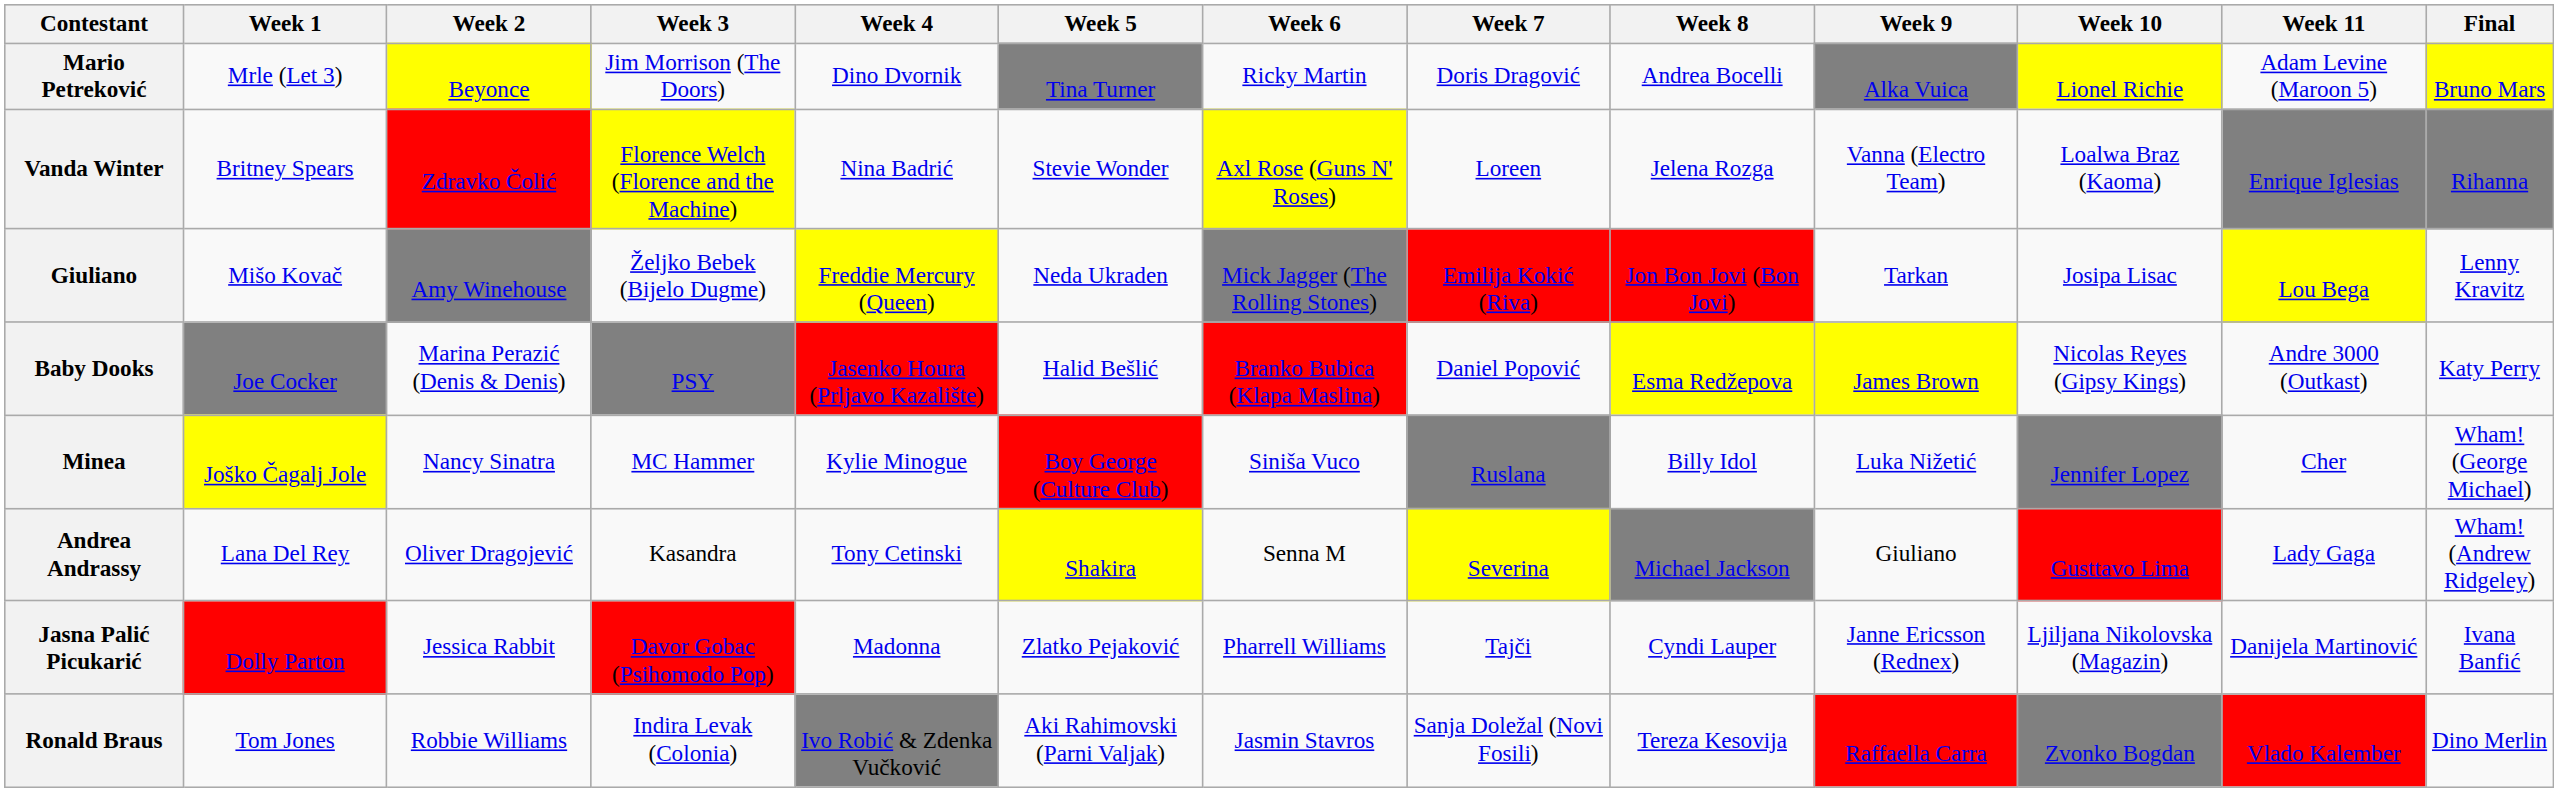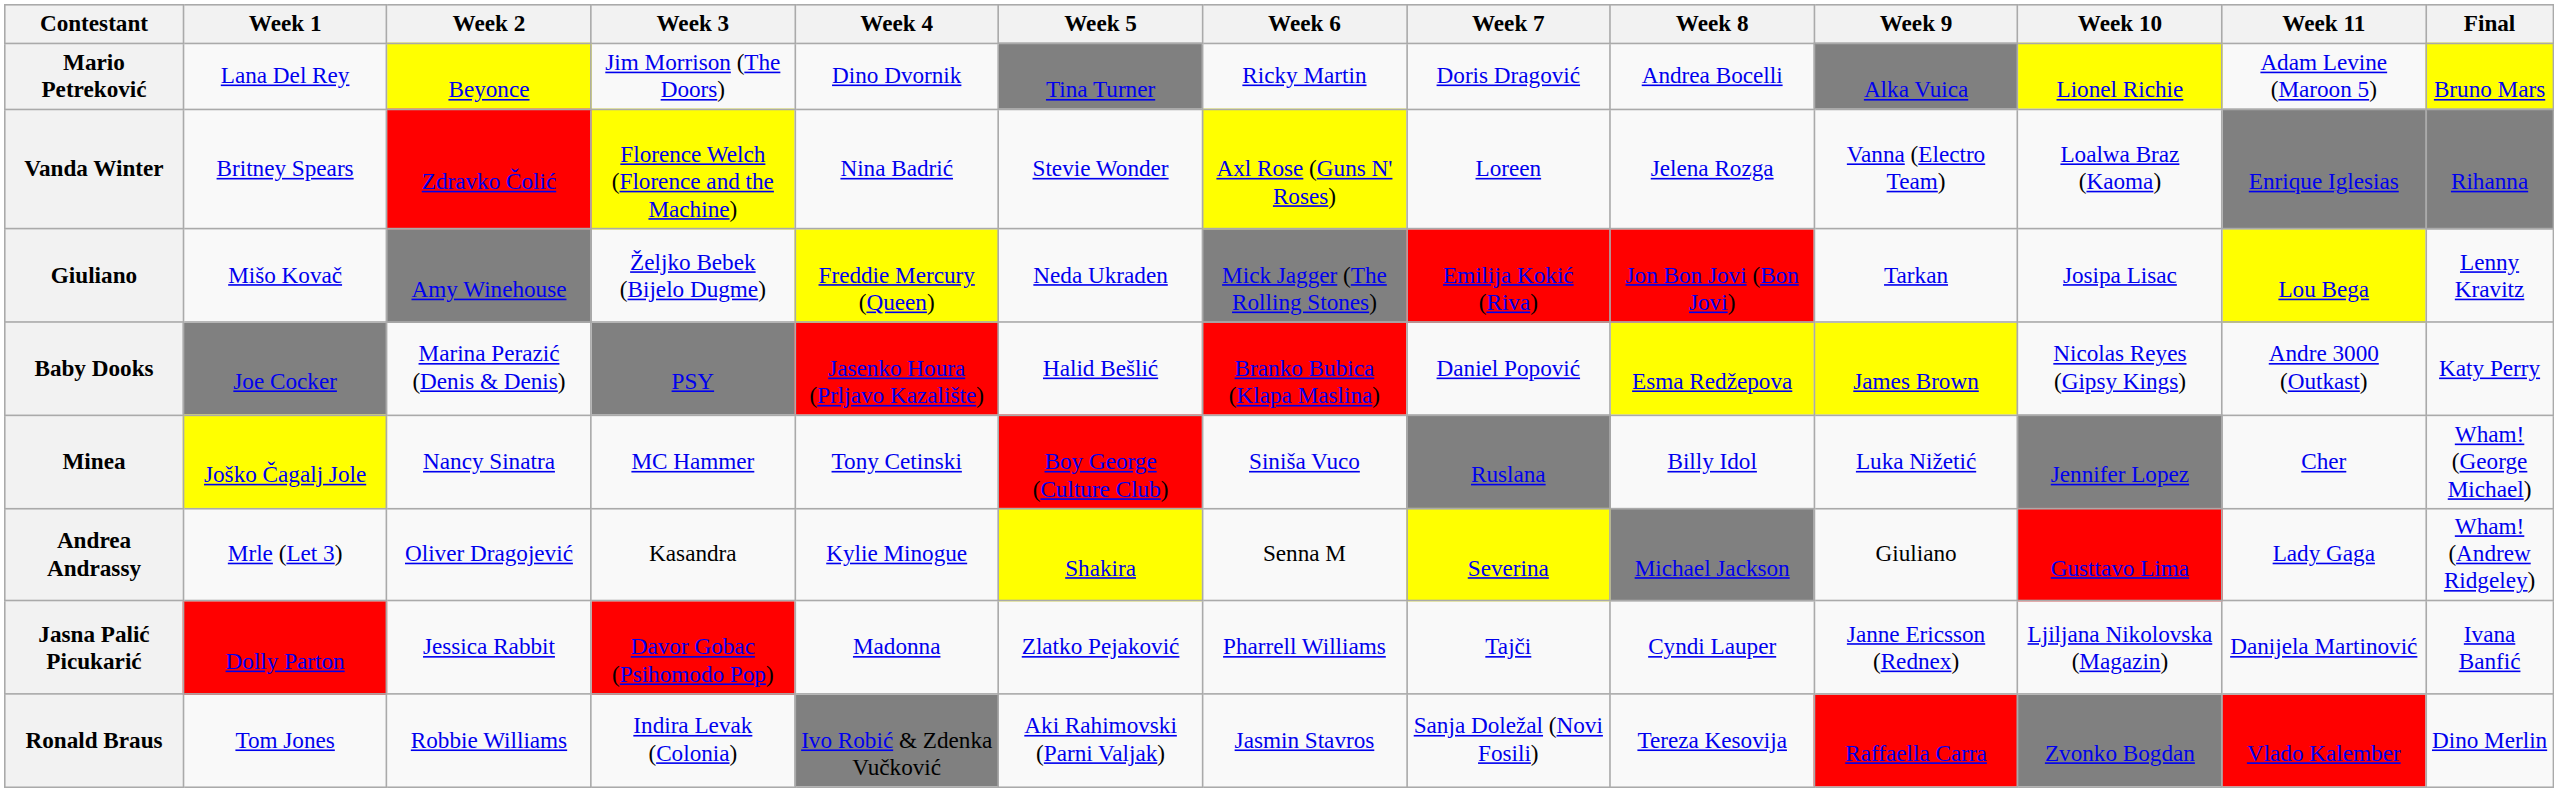(285, 75) Mrle (Let 3) -> (285, 75) Lana Del Rey
(897, 461) Kylie Minogue -> (897, 461) Tony Cetinski
(285, 554) Lana Del Rey -> (285, 554) Mrle (Let 3)
(897, 554) Tony Cetinski -> (897, 554) Kylie Minogue
